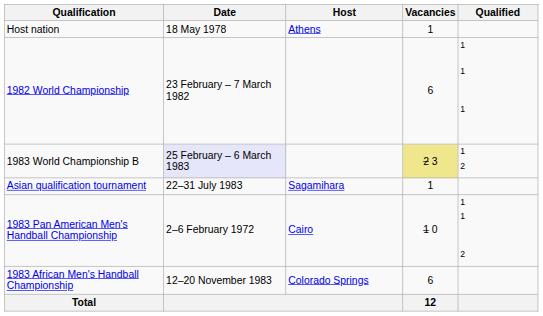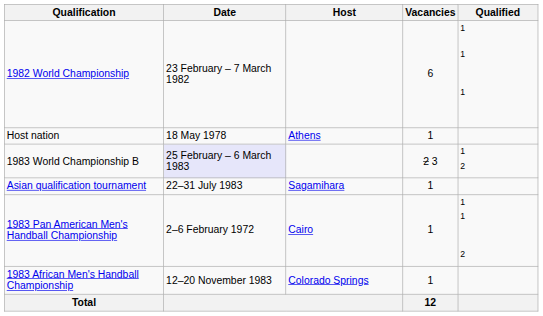rows swapped: (33, 29) <-> (68, 90)
(430, 161) khaki background -> (430, 161) no background
(430, 230) 1 0 -> (430, 230) 1
(430, 280) 6 -> (430, 280) 1
